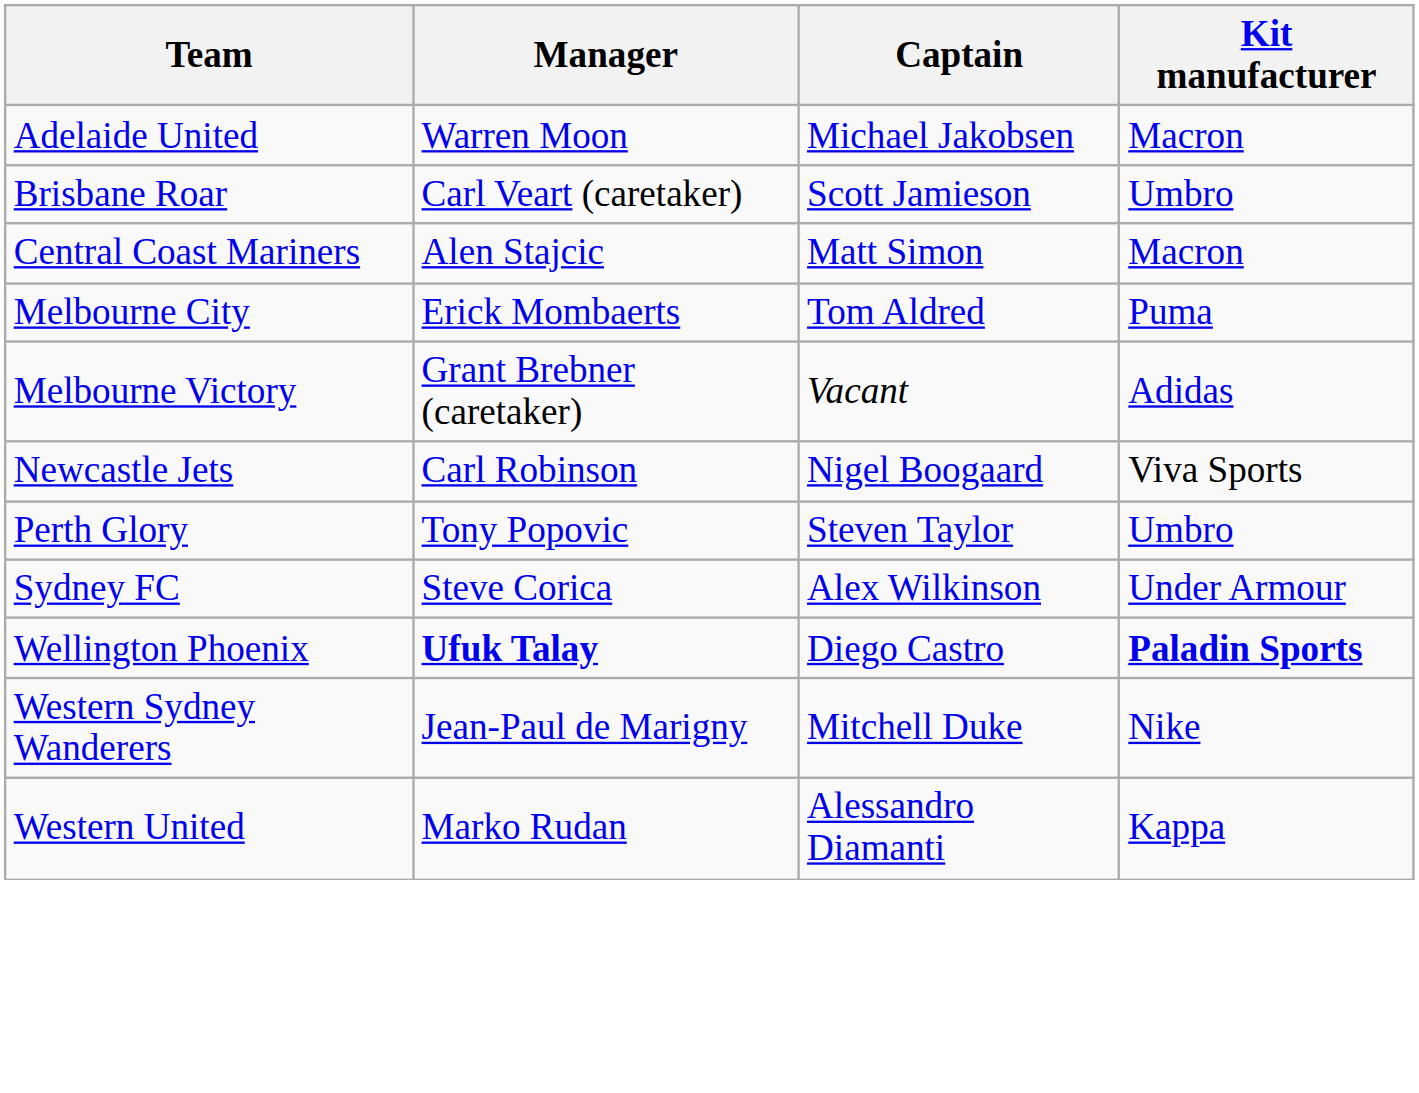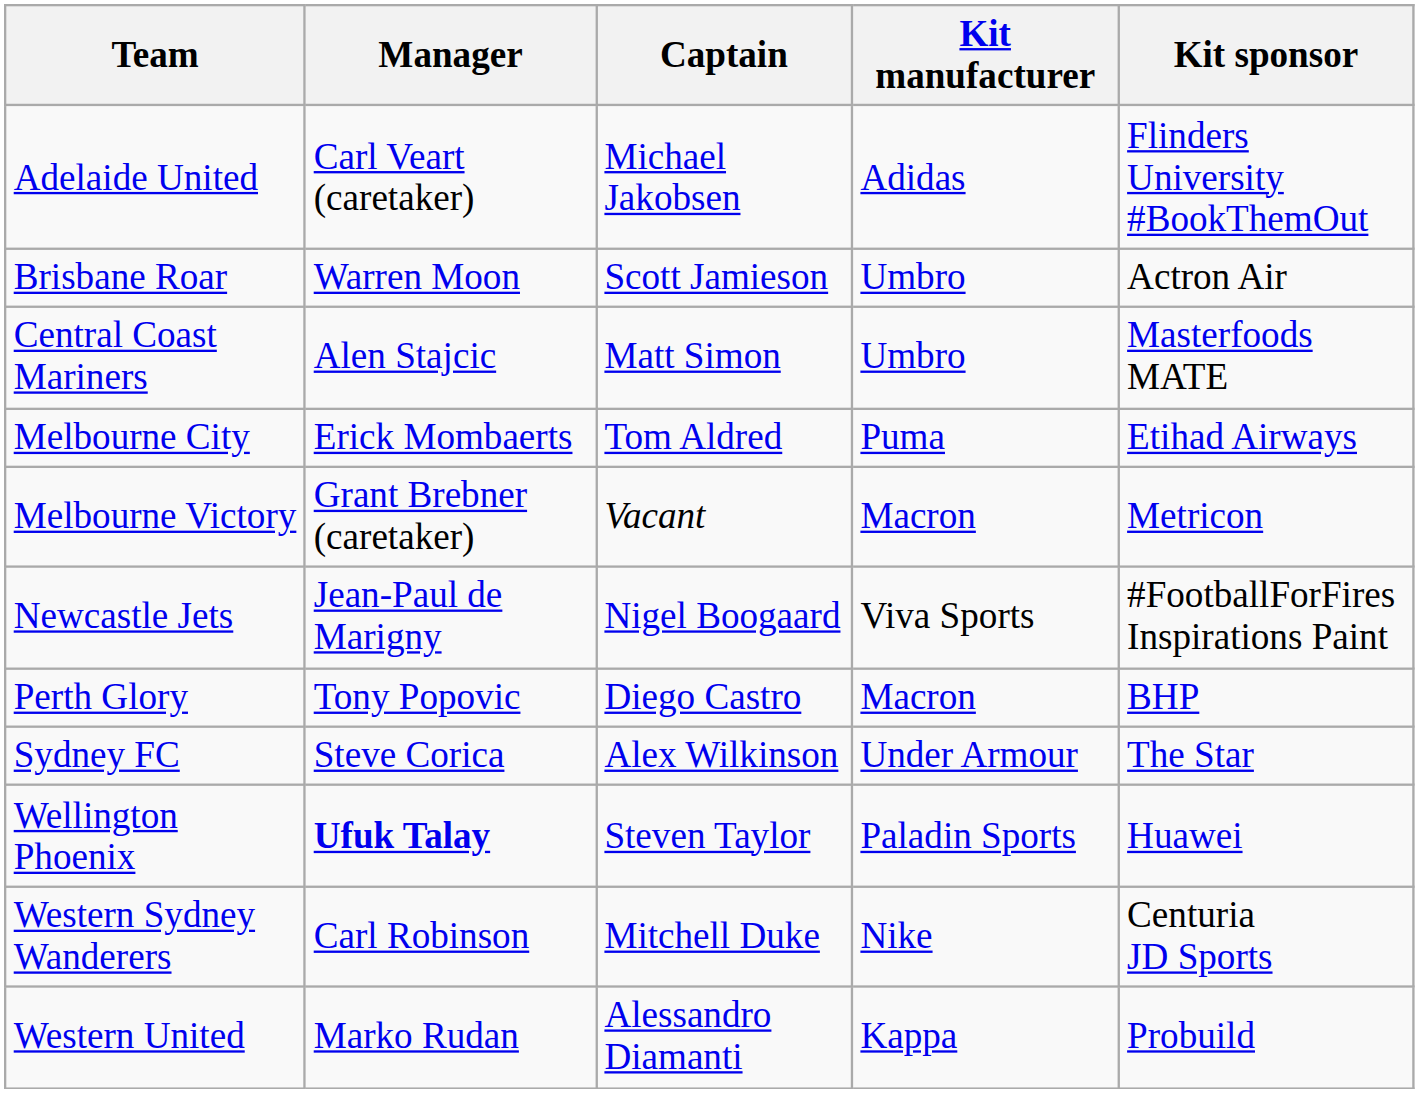+ column: (1266, 54)
(525, 134) Warren Moon -> (394, 176) Carl Veart (caretaker)
(1186, 134) Macron -> (913, 176) Adidas
(582, 193) Carl Veart (caretaker) -> (417, 276) Warren Moon
(1186, 252) Macron -> (913, 356) Umbro
(1181, 390) Adidas -> (918, 516) Macron
(529, 470) Carl Robinson -> (408, 616) Jean-Paul de Marigny
(910, 529) Steven Taylor -> (703, 696) Diego Castro
(1181, 529) Umbro -> (918, 696) Macron
(906, 647) Diego Castro -> (707, 835) Steven Taylor
(1245, 647) bold -> (968, 835) normal
(584, 727) Jean-Paul de Marigny -> (421, 935) Carl Robinson
